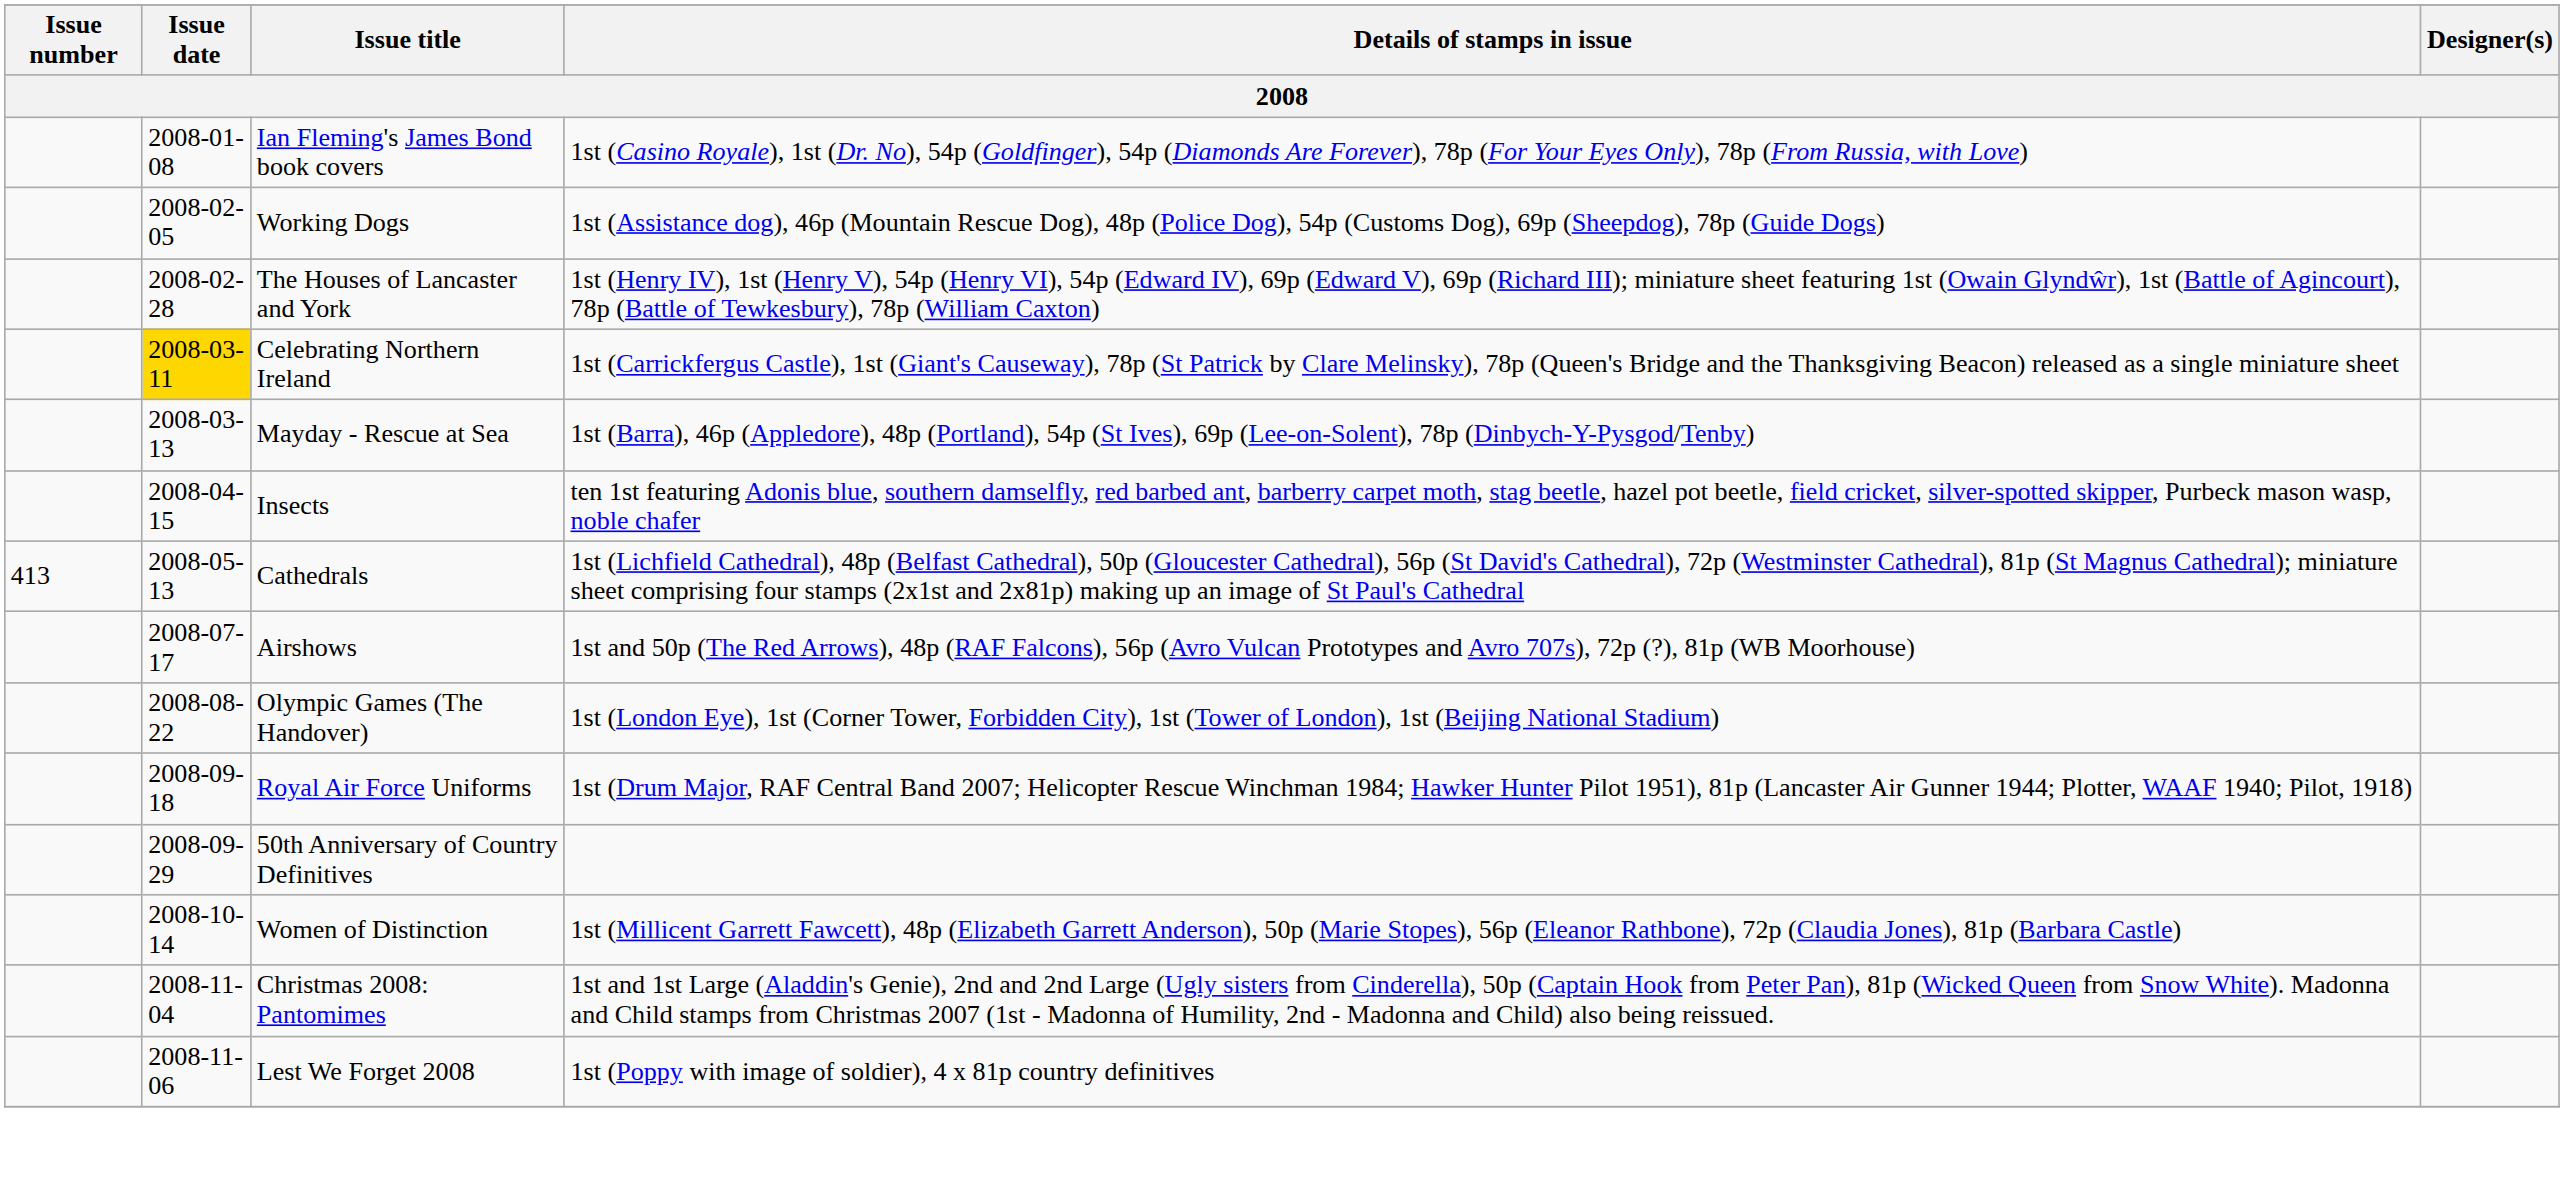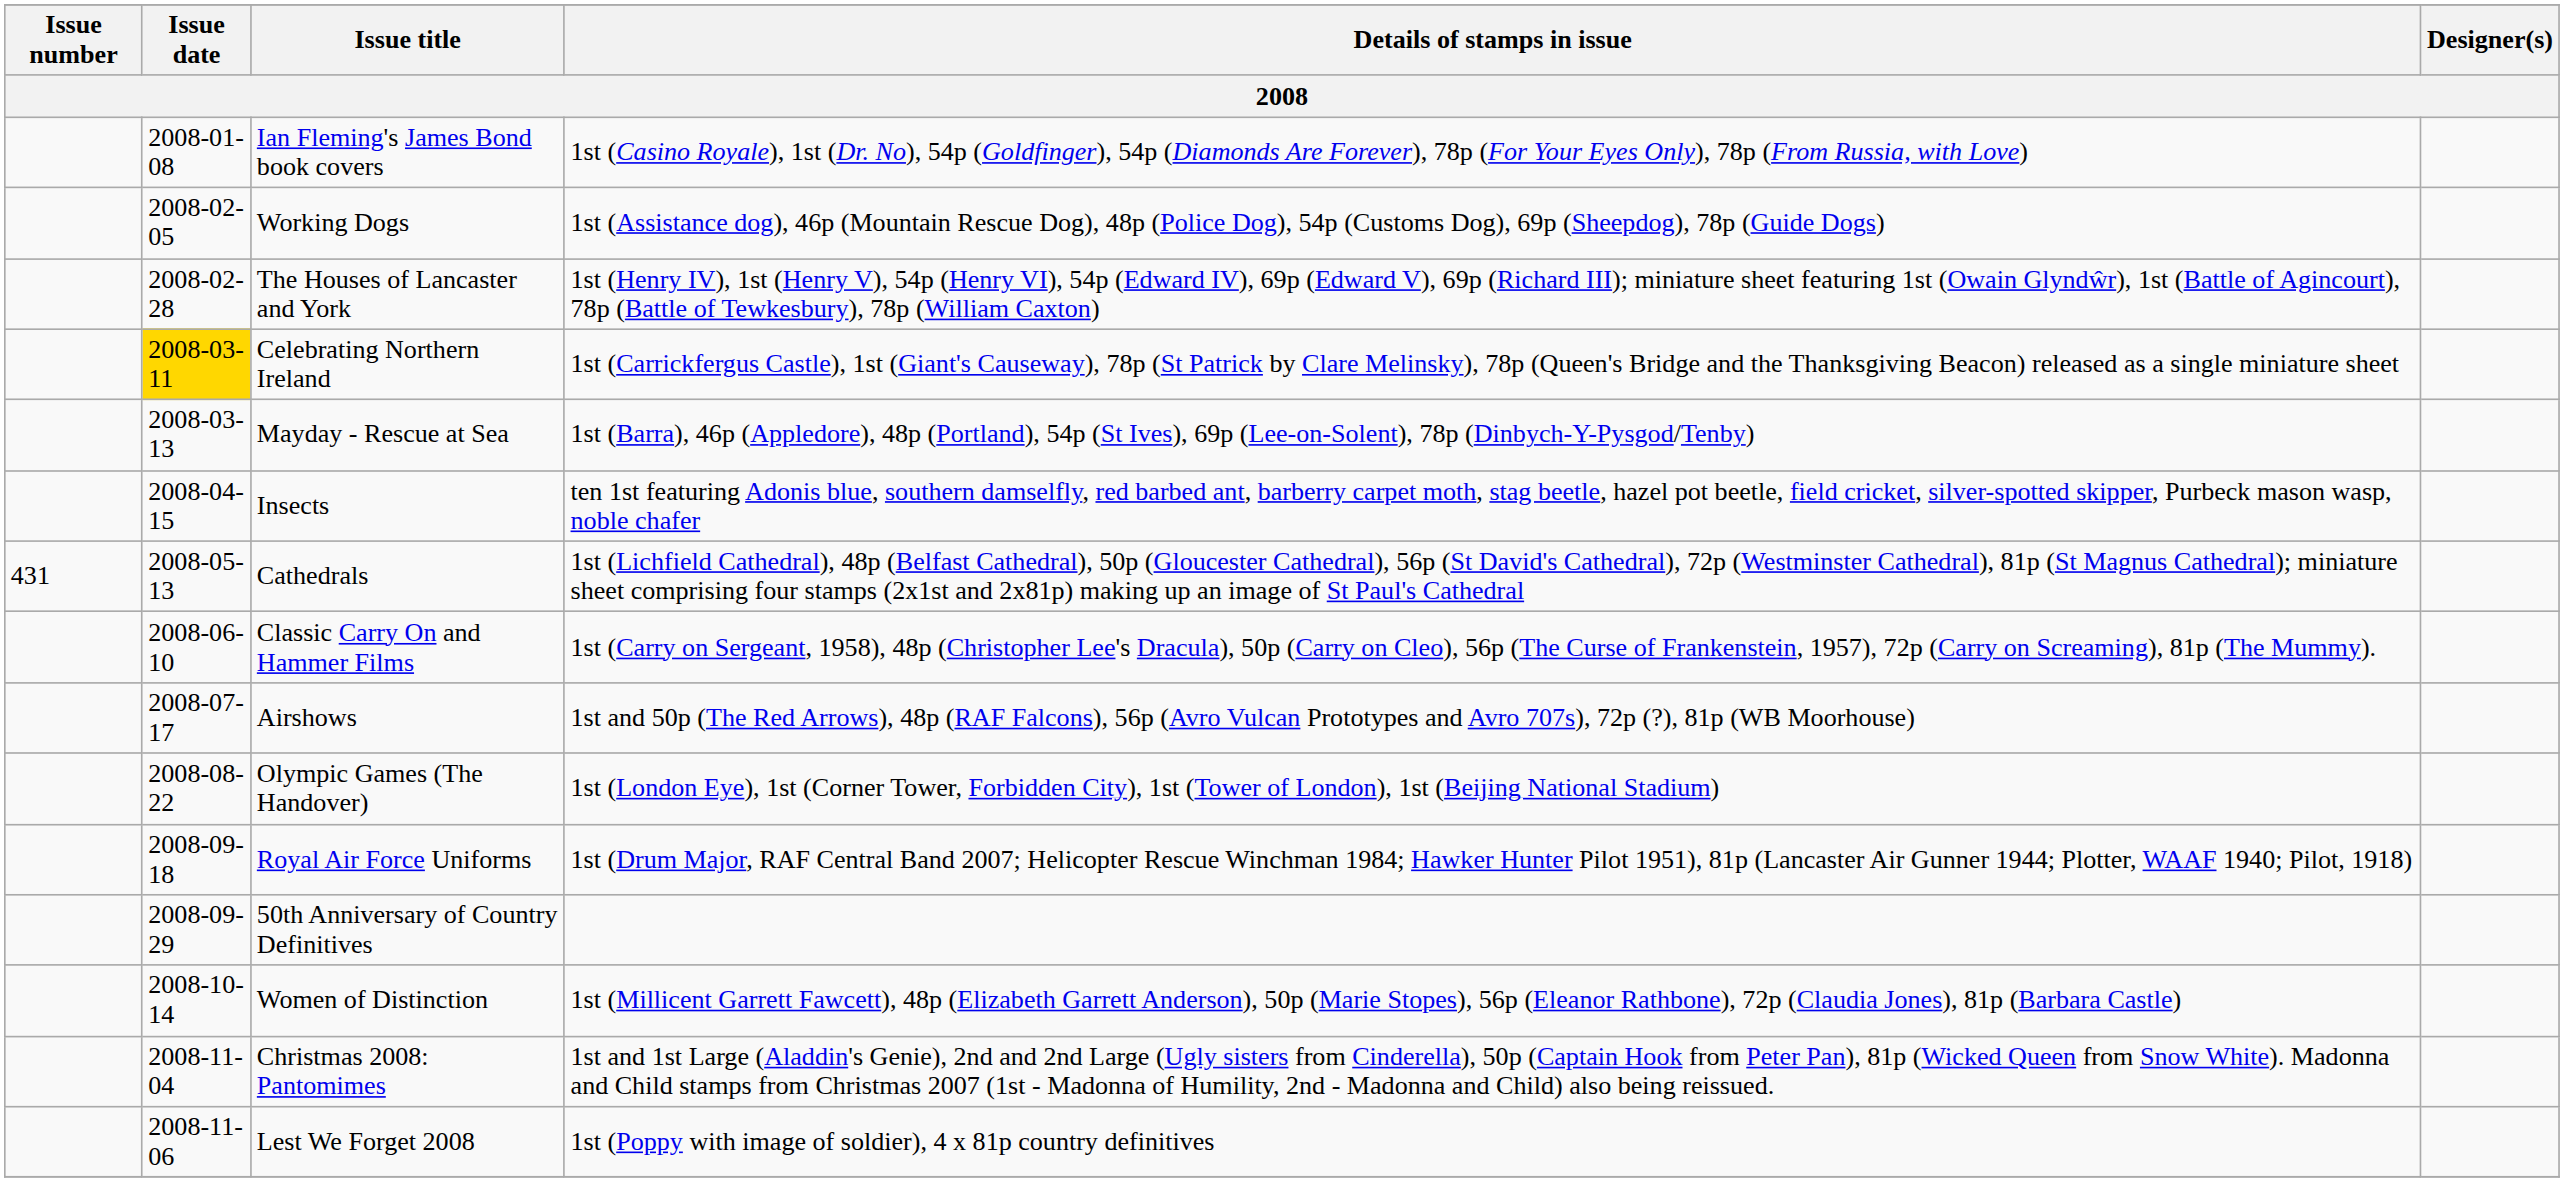(30, 576) 413 -> (30, 576) 431
+ row: (369, 646)
